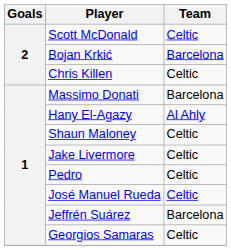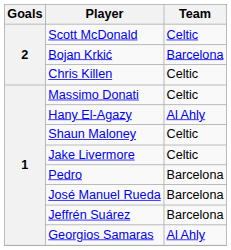(195, 94) Barcelona -> (182, 94) Celtic
(182, 174) Celtic -> (195, 174) Barcelona
(182, 194) Celtic -> (195, 194) Barcelona
(182, 235) Celtic -> (186, 235) Al Ahly
